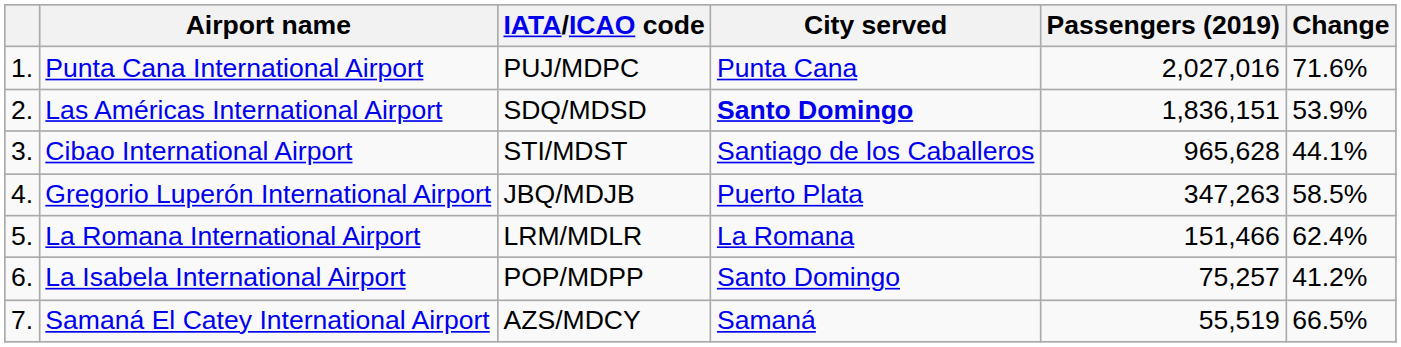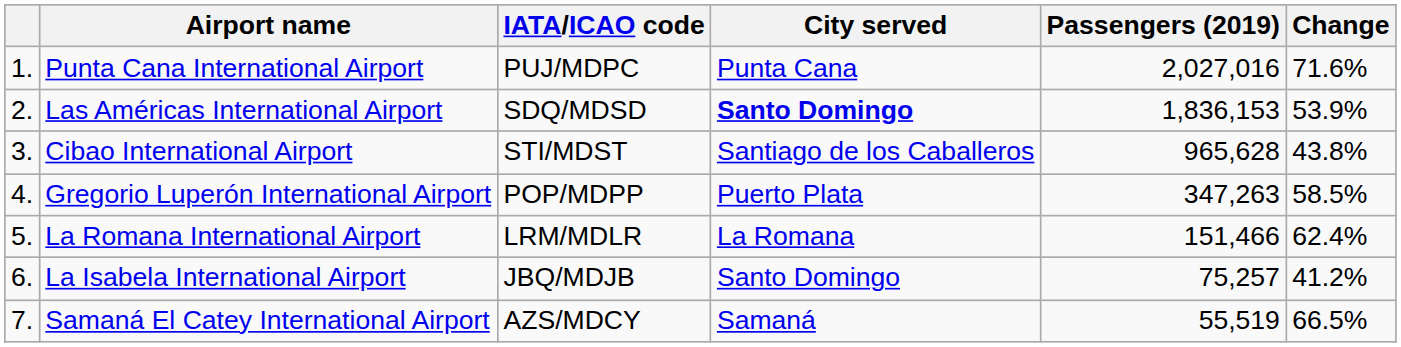(1221, 109) 1,836,151 -> (1221, 109) 1,836,153
(1330, 151) 44.1% -> (1330, 151) 43.8%
(569, 194) JBQ/MDJB -> (574, 194) POP/MDPP
(574, 278) POP/MDPP -> (569, 278) JBQ/MDJB
